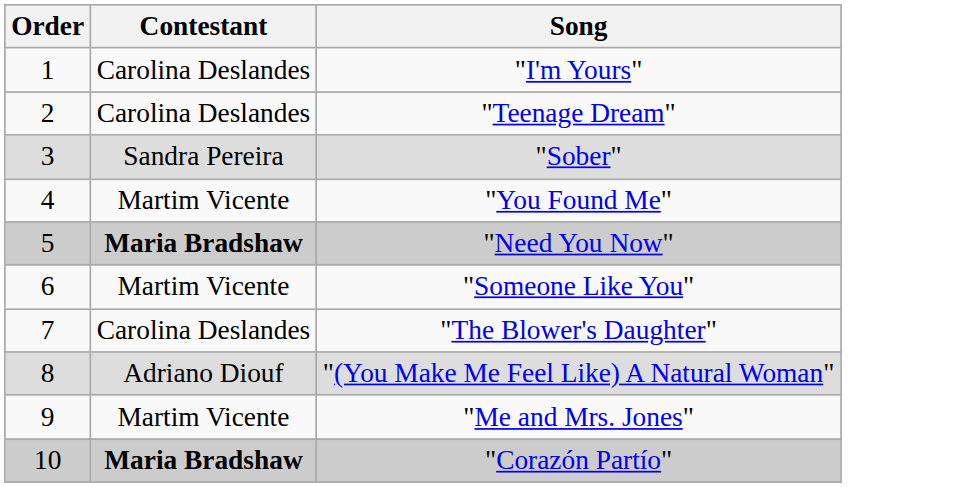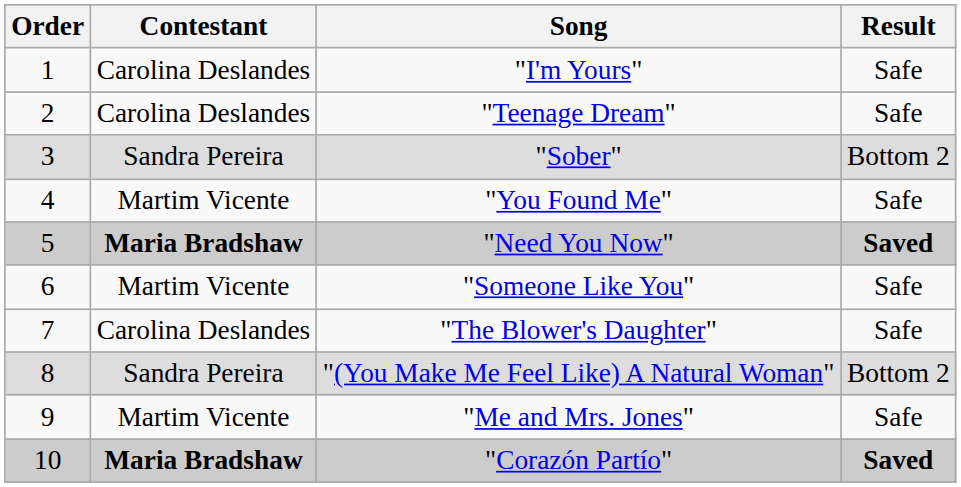+ column: (898, 26)
(203, 373) Adriano Diouf -> (203, 373) Sandra Pereira
